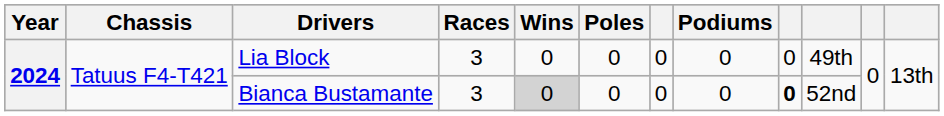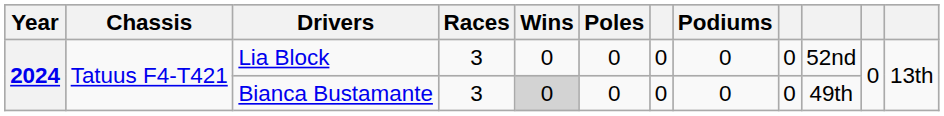(831, 57) 49th -> (831, 57) 52nd
(789, 93) bold -> (789, 93) normal
(831, 93) 52nd -> (831, 93) 49th
